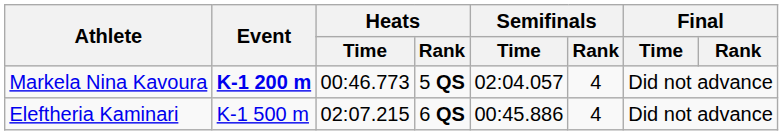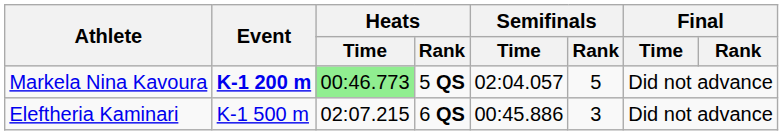(365, 82) no background -> (365, 82) lightgreen background
(596, 82) 4 -> (596, 82) 5
(596, 114) 4 -> (596, 114) 3
